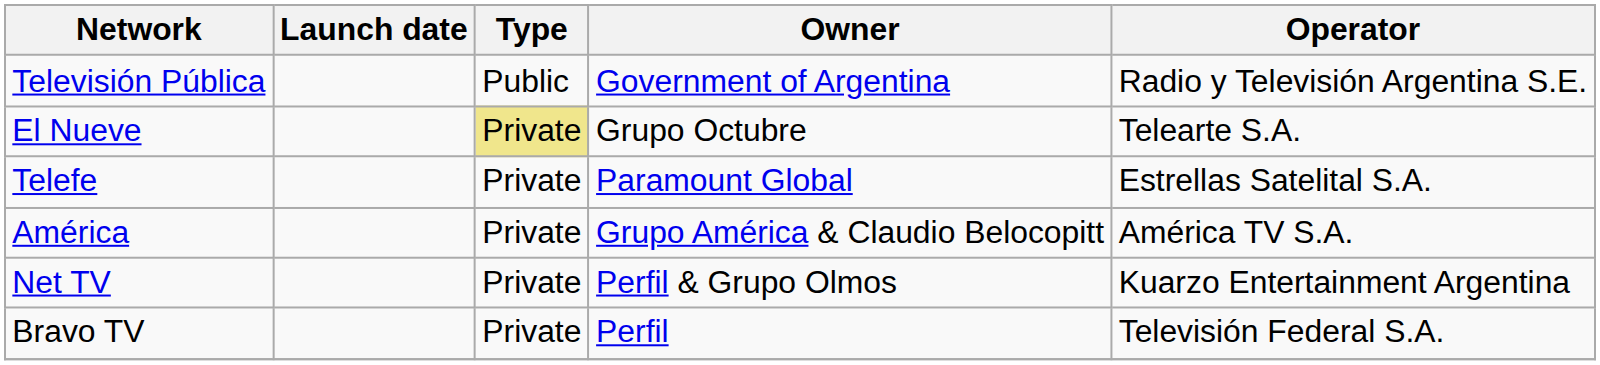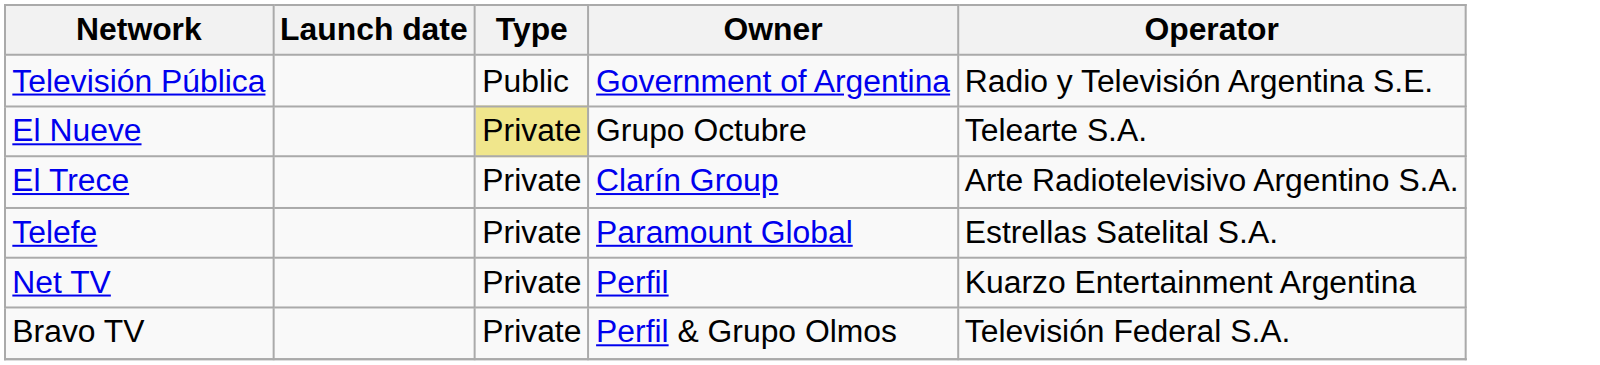+ row: (71, 181)
- row: (71, 231)
(746, 282) Perfil & Grupo Olmos -> (632, 282) Perfil
(632, 332) Perfil -> (746, 332) Perfil & Grupo Olmos
